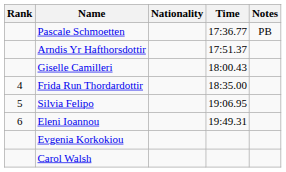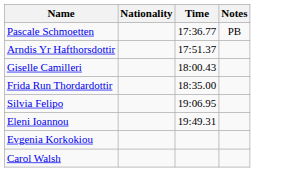- column: (20, 13)
